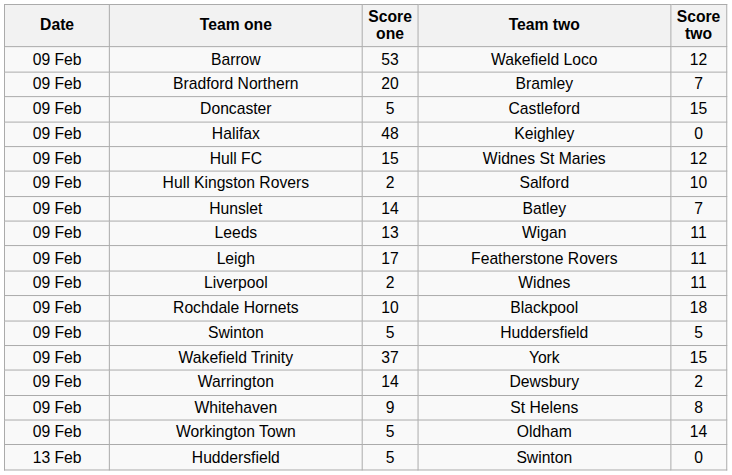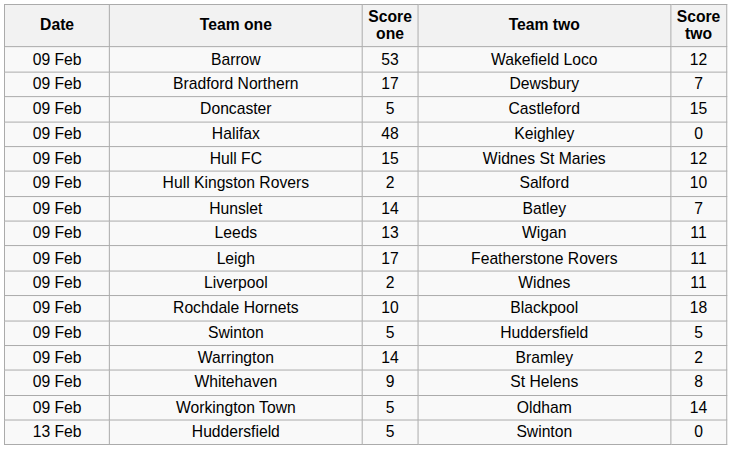(390, 84) 20 -> (390, 84) 17
(544, 84) Bramley -> (544, 84) Dewsbury
- row: (236, 357)
(544, 382) Dewsbury -> (544, 357) Bramley
